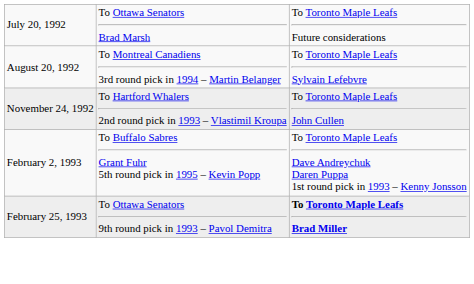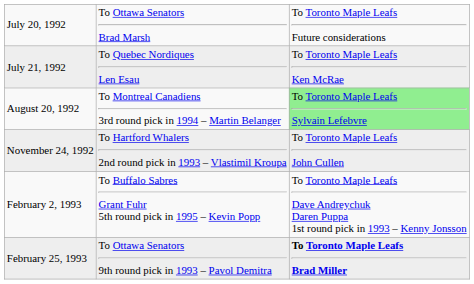+ row: (36, 67)
(379, 67) no background -> (379, 108) lightgreen background
